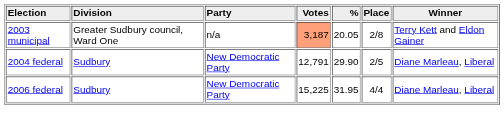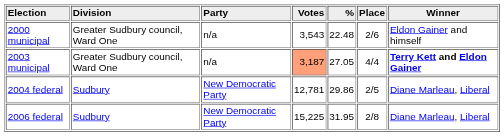+ row: (29, 35)
(346, 35) 20.05 -> (342, 62) 27.05
(376, 35) 2/8 -> (372, 62) 4/4
(439, 35) normal -> (438, 62) bold
(314, 62) 12,791 -> (309, 89) 12,781
(346, 62) 29.90 -> (342, 89) 29.86
(376, 89) 4/4 -> (372, 117) 2/8
